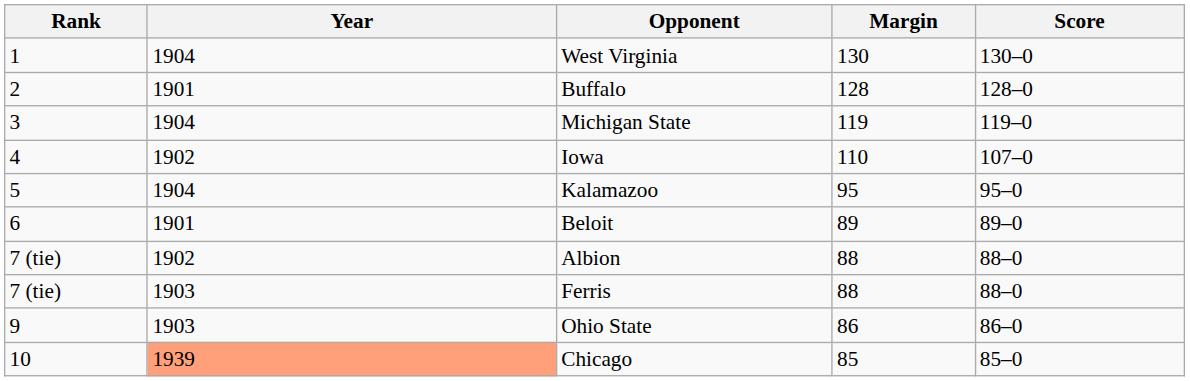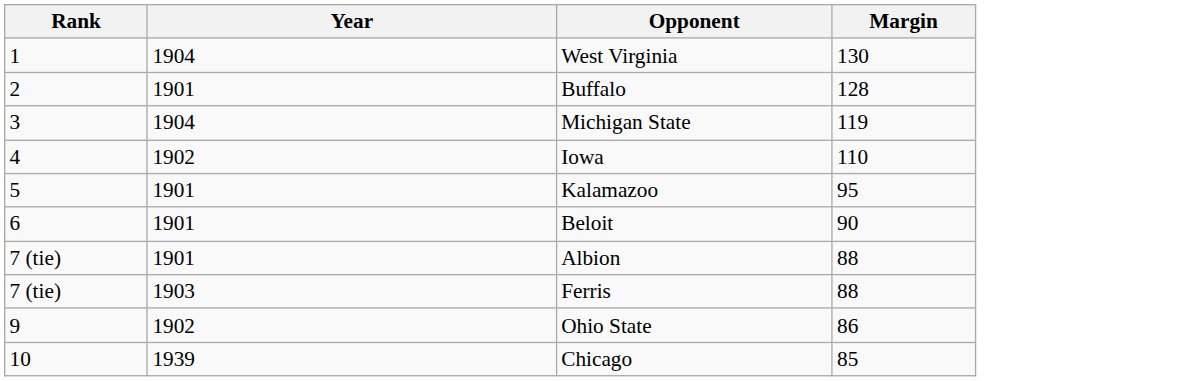- column: (1080, 21)
(174, 190) 1904 -> (174, 190) 1901
(848, 223) 89 -> (848, 223) 90
(174, 257) 1902 -> (174, 257) 1901
(174, 325) 1903 -> (174, 325) 1902
(174, 358) lightsalmon background -> (174, 358) no background
